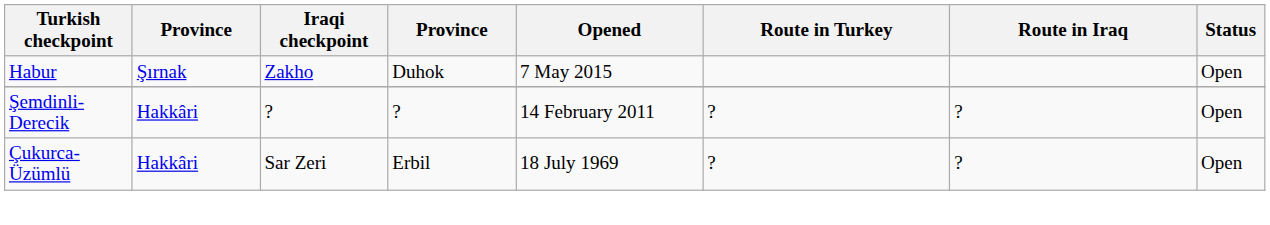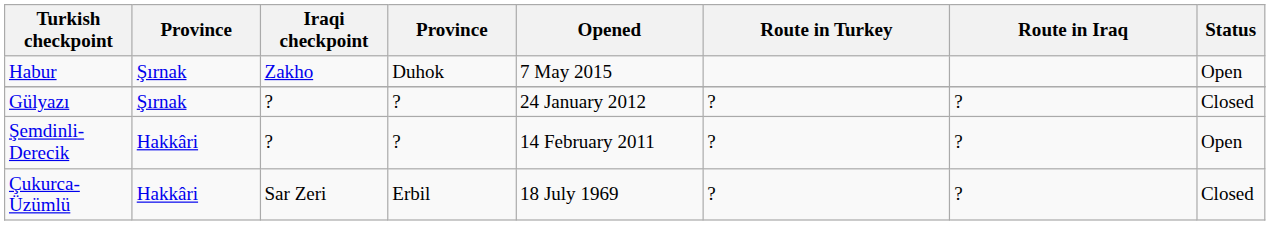+ row: (39, 101)
(1222, 163) Open -> (1227, 193) Closed
